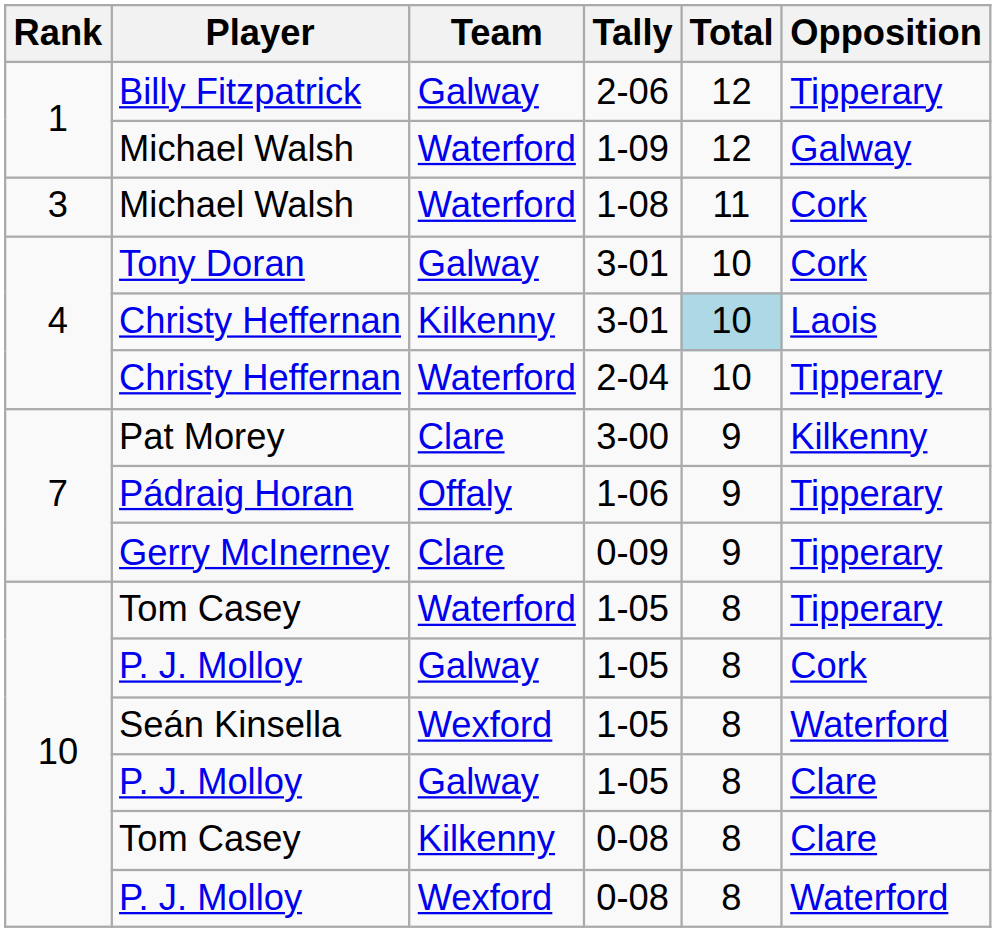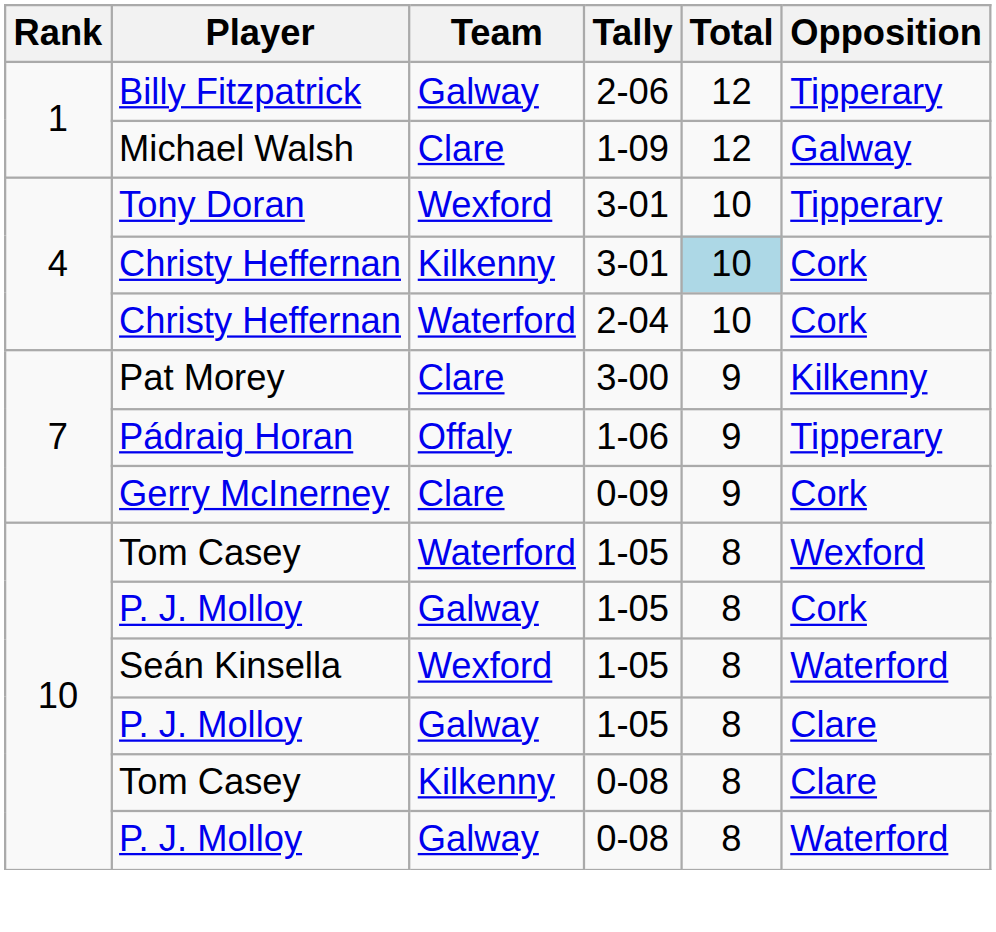(497, 148) Waterford -> (461, 148) Clare
- row: (236, 206)
(478, 263) Galway -> (485, 206) Wexford
(829, 263) Cork -> (866, 206) Tipperary
(834, 321) Laois -> (829, 263) Cork
(866, 378) Tipperary -> (829, 321) Cork
(866, 551) Tipperary -> (829, 494) Cork
(866, 609) Tipperary -> (858, 551) Wexford
(485, 897) Wexford -> (478, 839) Galway
